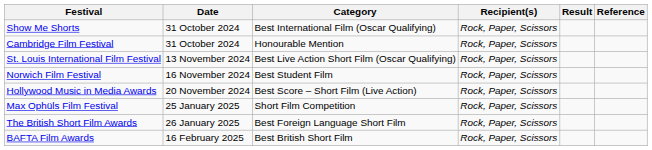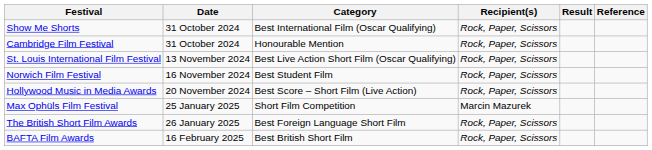(509, 106) Rock, Paper, Scissors -> (496, 106) Marcin Mazurek
